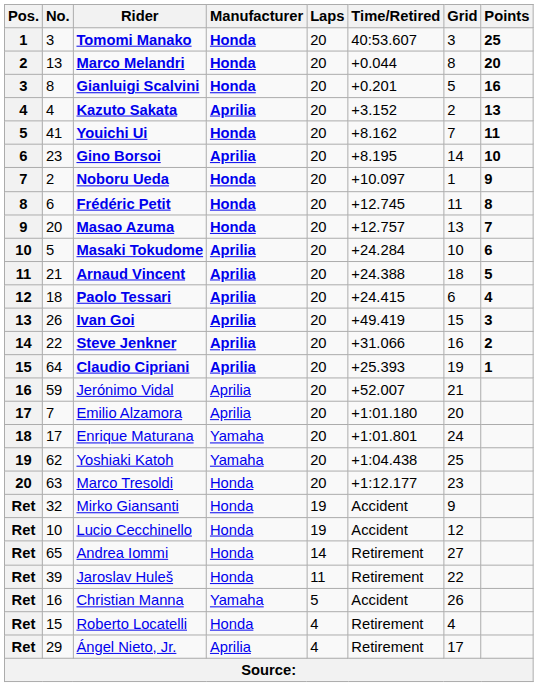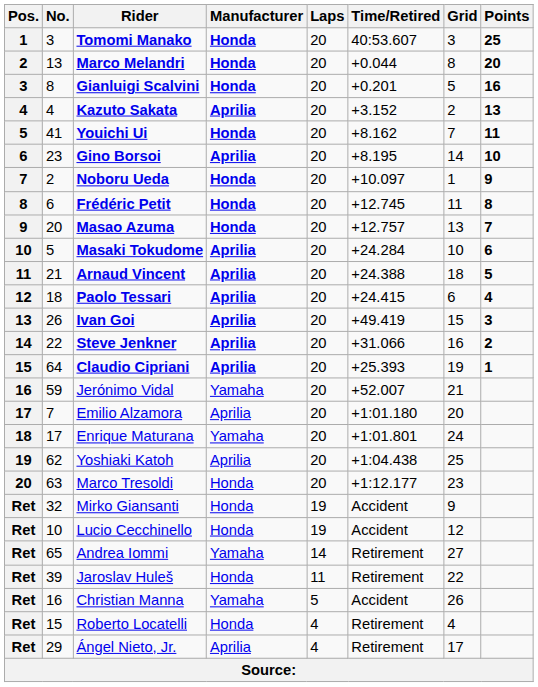(230, 390) Aprilia -> (237, 390) Yamaha
(237, 460) Yamaha -> (230, 460) Aprilia
(232, 553) Honda -> (237, 553) Yamaha
